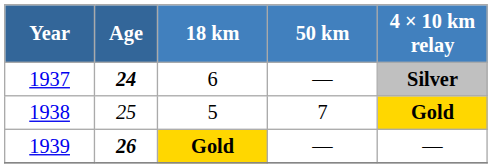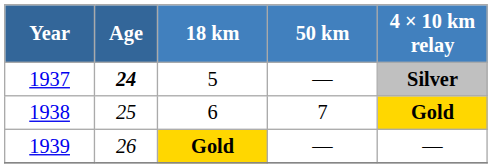(213, 79) 6 -> (213, 79) 5
(213, 112) 5 -> (213, 112) 6
(126, 146) bold -> (126, 146) normal
